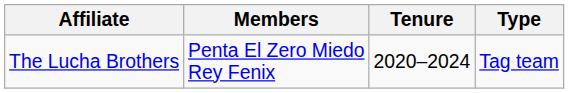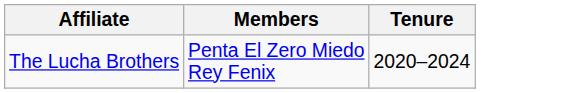- column: (519, 19)
